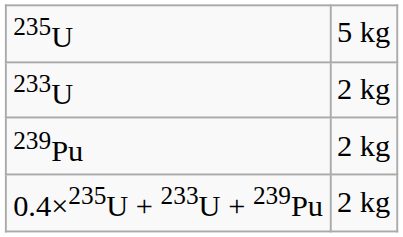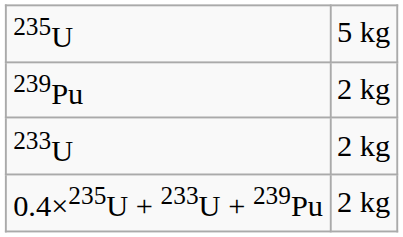rows swapped: (43, 89) <-> (48, 145)
